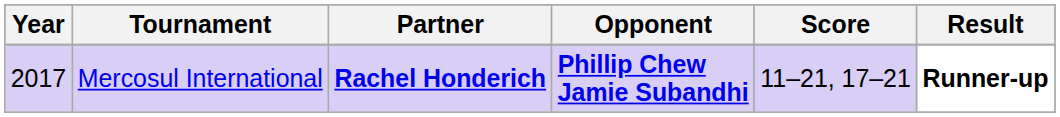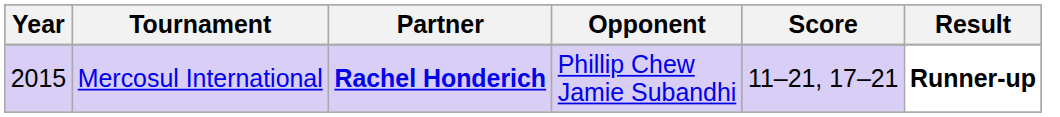(38, 78) 2017 -> (38, 78) 2015
(653, 78) bold -> (647, 78) normal
